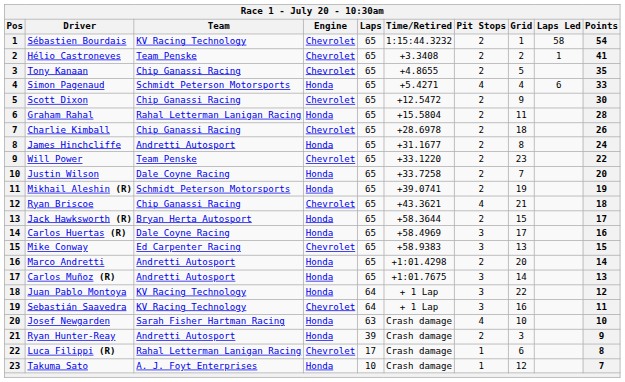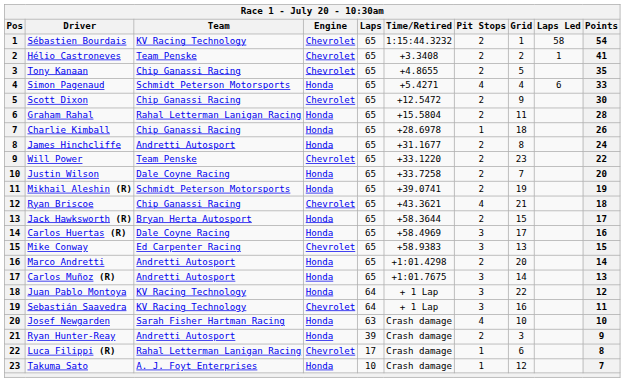(330, 130) Chevrolet -> (319, 130) Honda
(481, 130) 2 -> (481, 130) 1
